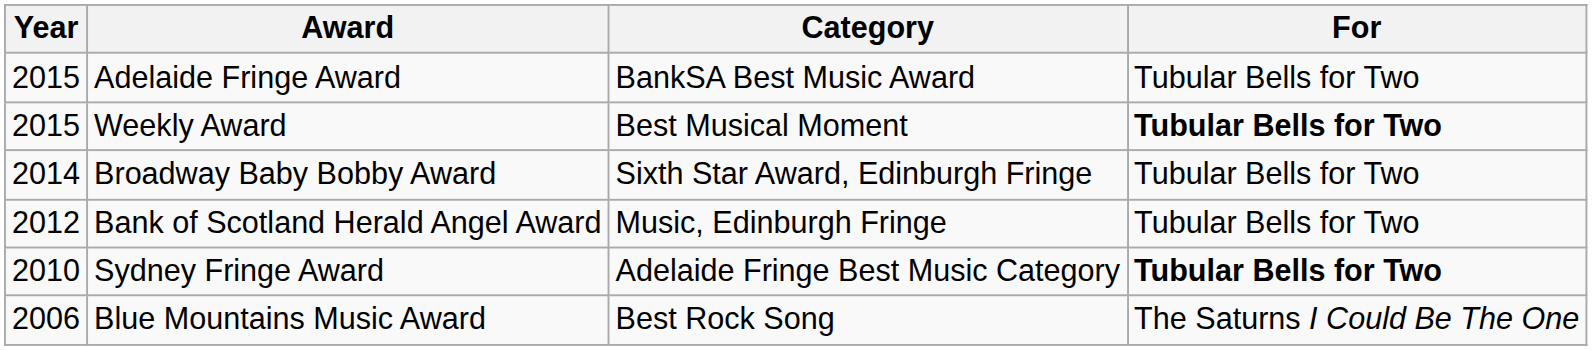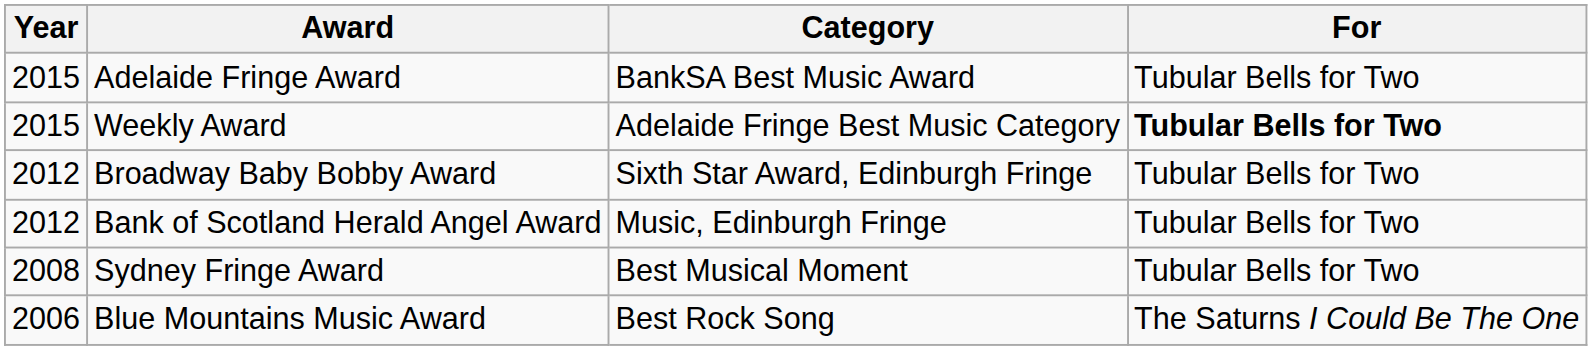(762, 125) Best Musical Moment -> (868, 125) Adelaide Fringe Best Music Category
(46, 174) 2014 -> (46, 174) 2012
(46, 271) 2010 -> (46, 271) 2008
(868, 271) Adelaide Fringe Best Music Category -> (762, 271) Best Musical Moment
(1288, 271) bold -> (1277, 271) normal
